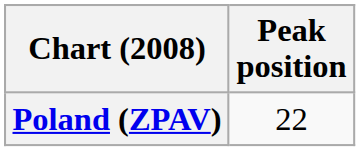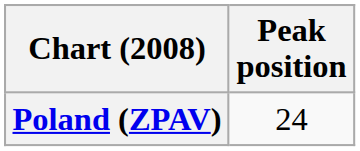(292, 118) 22 -> (292, 118) 24
